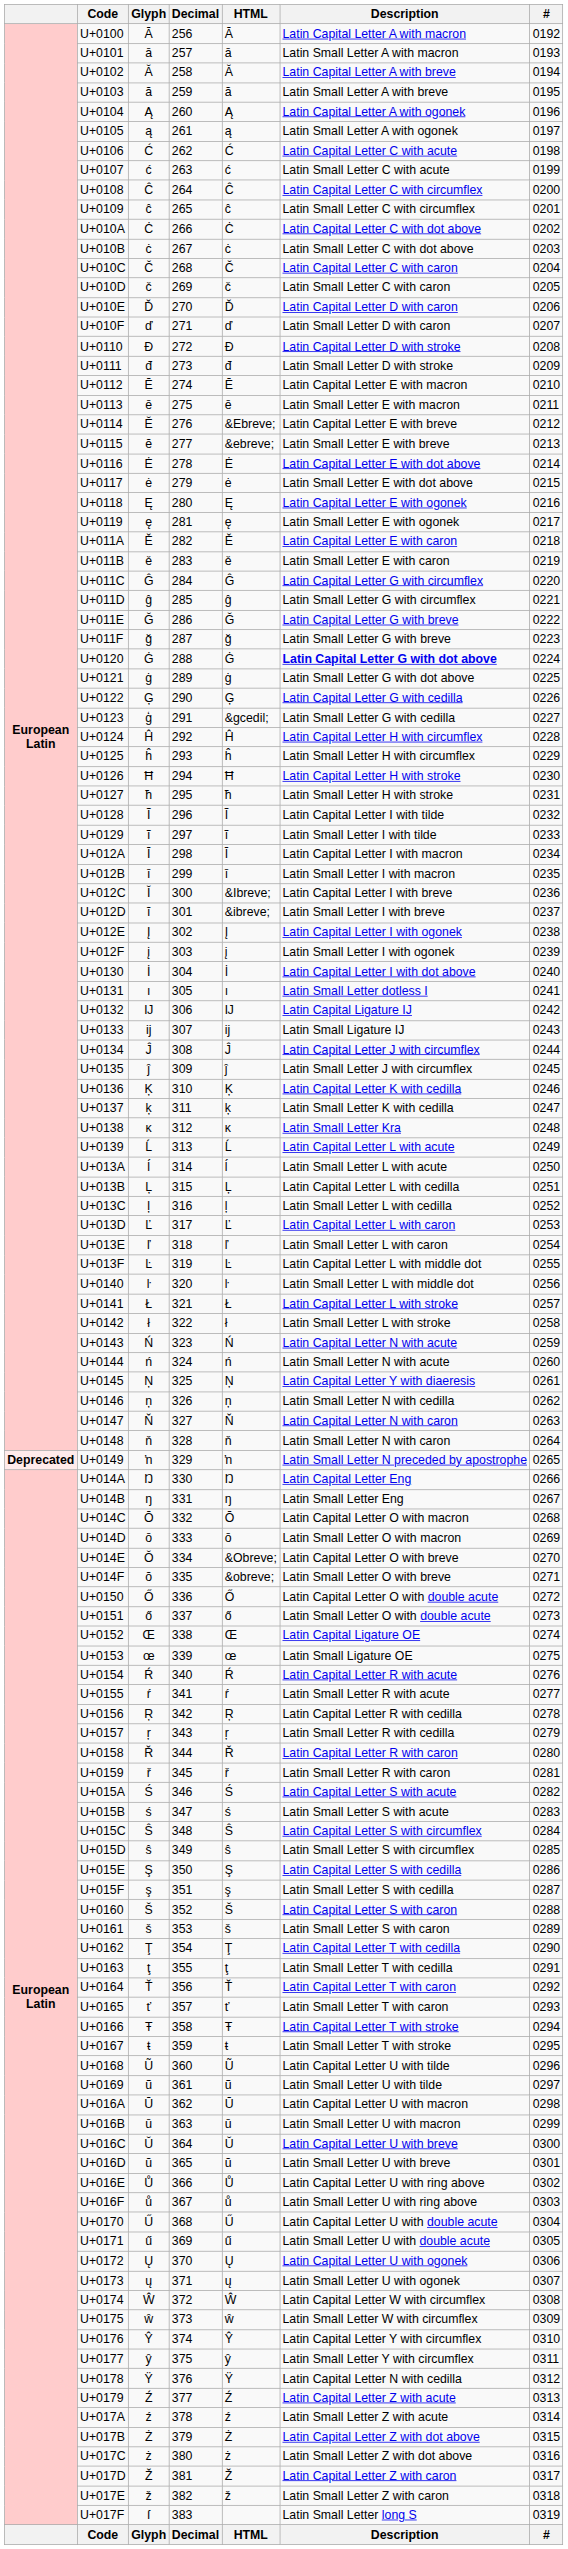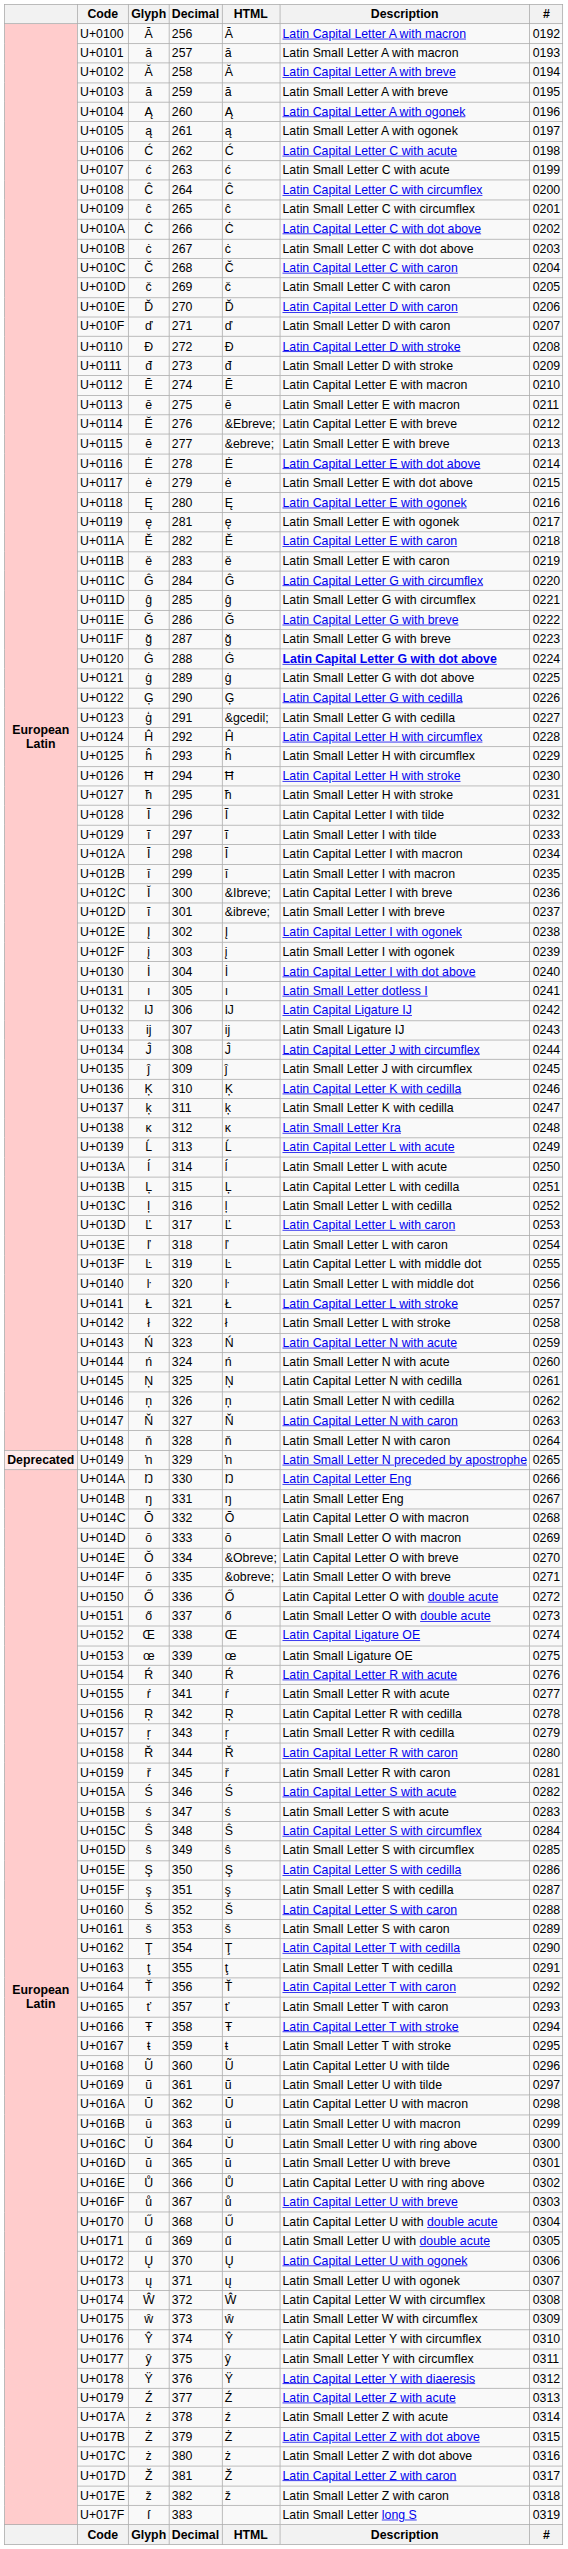(379, 1381) Latin Capital Letter Y with diaeresis -> (372, 1381) Latin Capital Letter N with cedilla
(370, 2143) Latin Capital Letter U with breve -> (380, 2143) Latin Small Letter U with ring above
(380, 2202) Latin Small Letter U with ring above -> (370, 2202) Latin Capital Letter U with breve
(372, 2378) Latin Capital Letter N with cedilla -> (379, 2378) Latin Capital Letter Y with diaeresis
